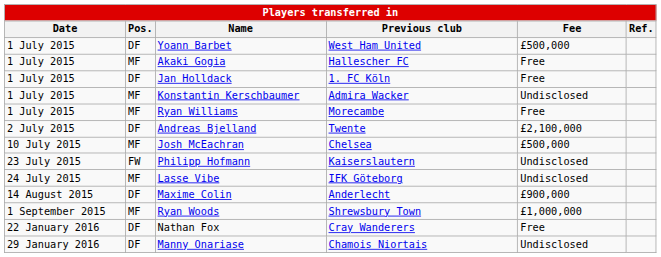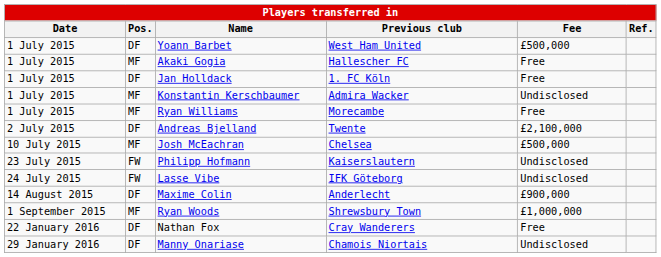(134, 179) MF -> (134, 179) FW
